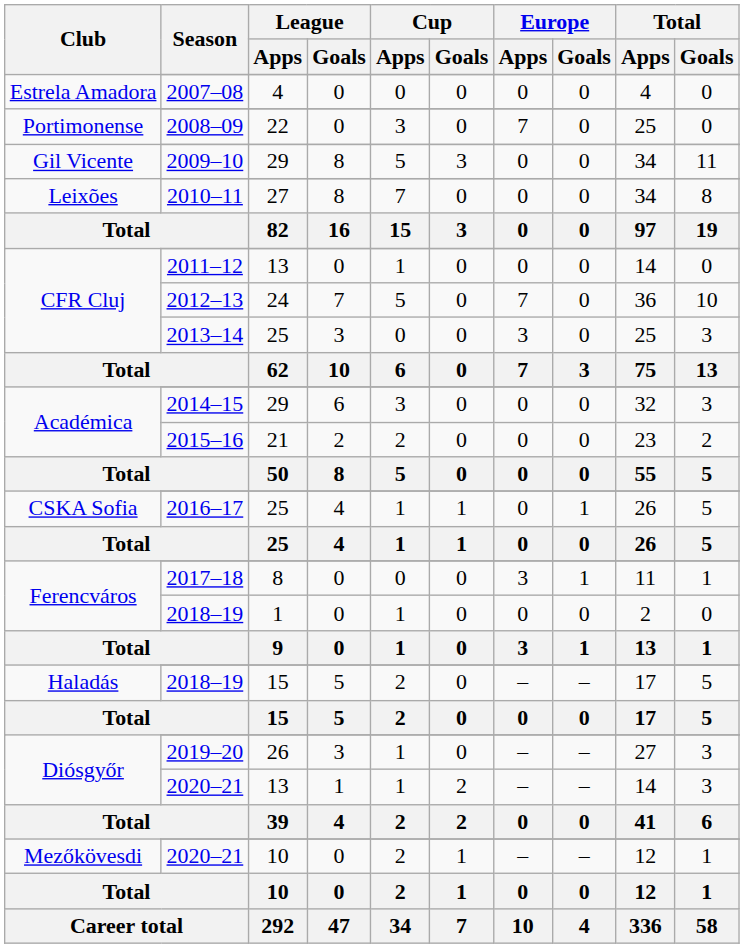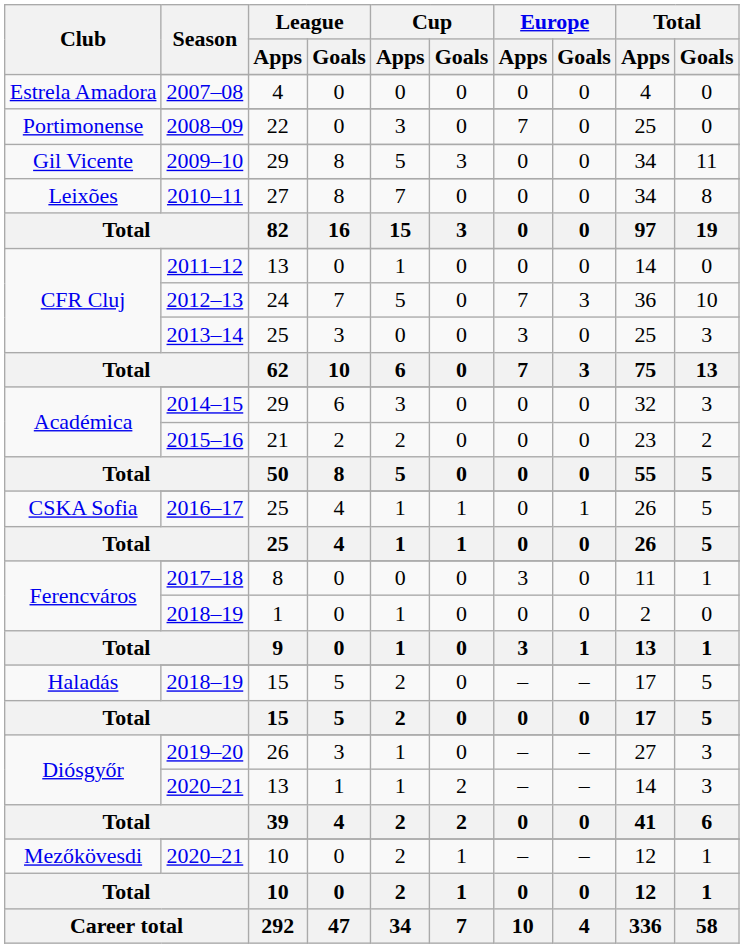(584, 299) 0 -> (584, 299) 3
(584, 578) 1 -> (584, 578) 0
